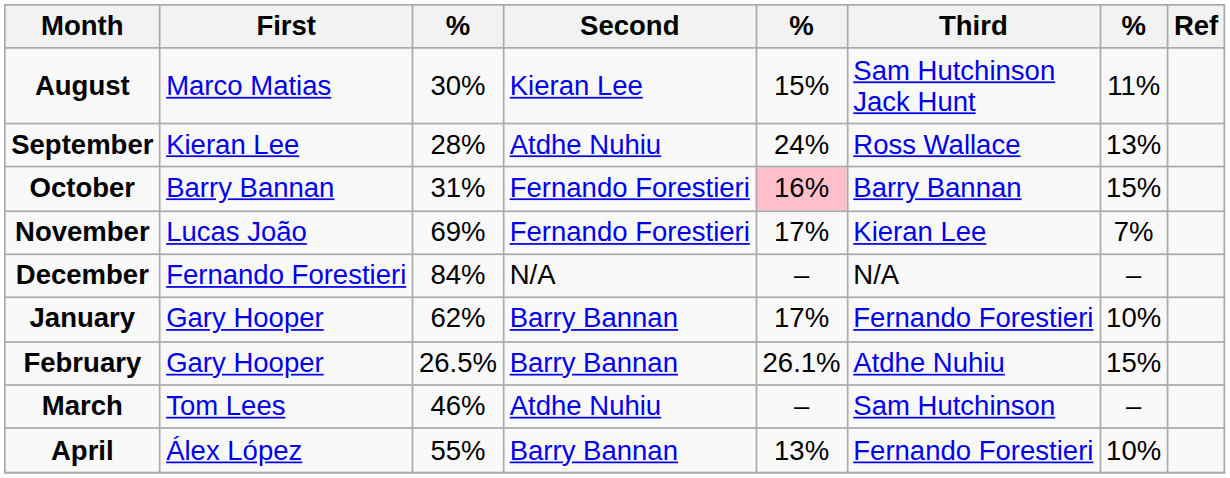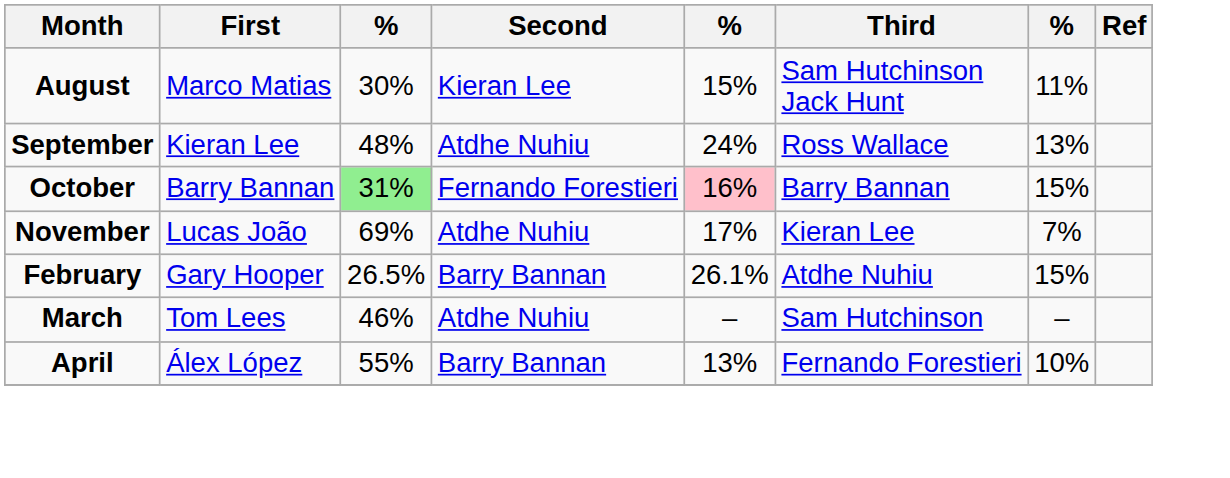(458, 144) 28% -> (386, 144) 48%
(458, 188) no background -> (386, 188) lightgreen background
(630, 231) Fernando Forestieri -> (514, 231) Atdhe Nuhiu
- row: (82, 275)
- row: (82, 319)
